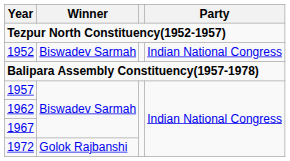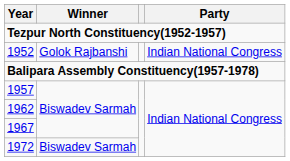(88, 52) Biswadev Sarmah -> (83, 52) Golok Rajbanshi
(83, 147) Golok Rajbanshi -> (88, 147) Biswadev Sarmah
